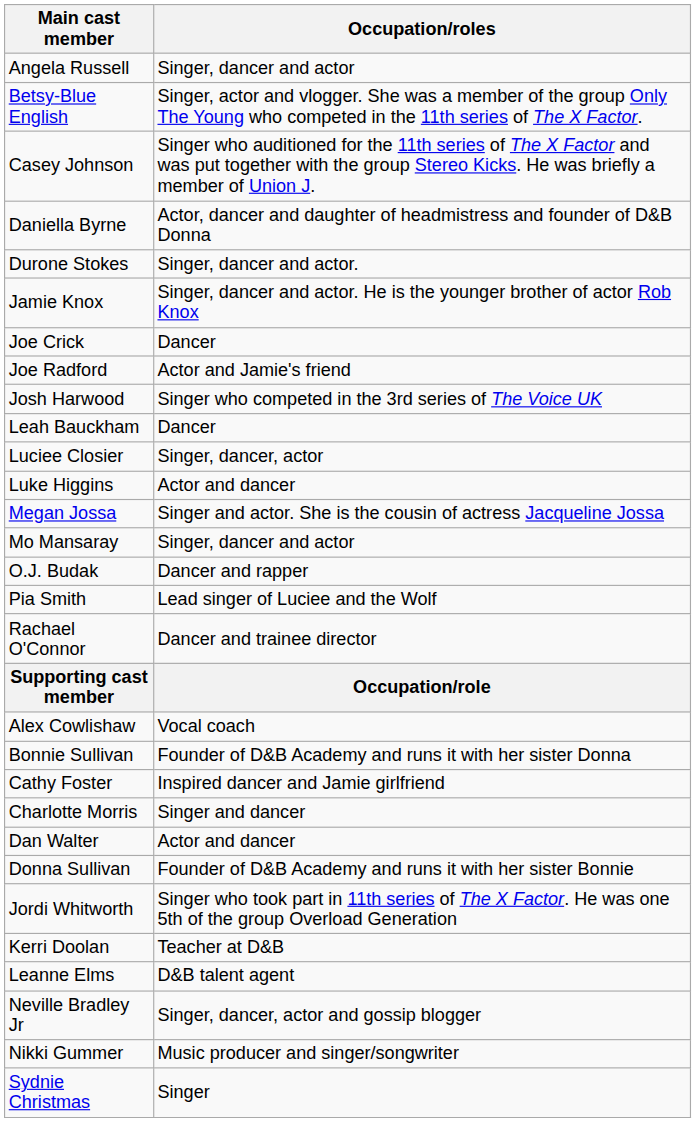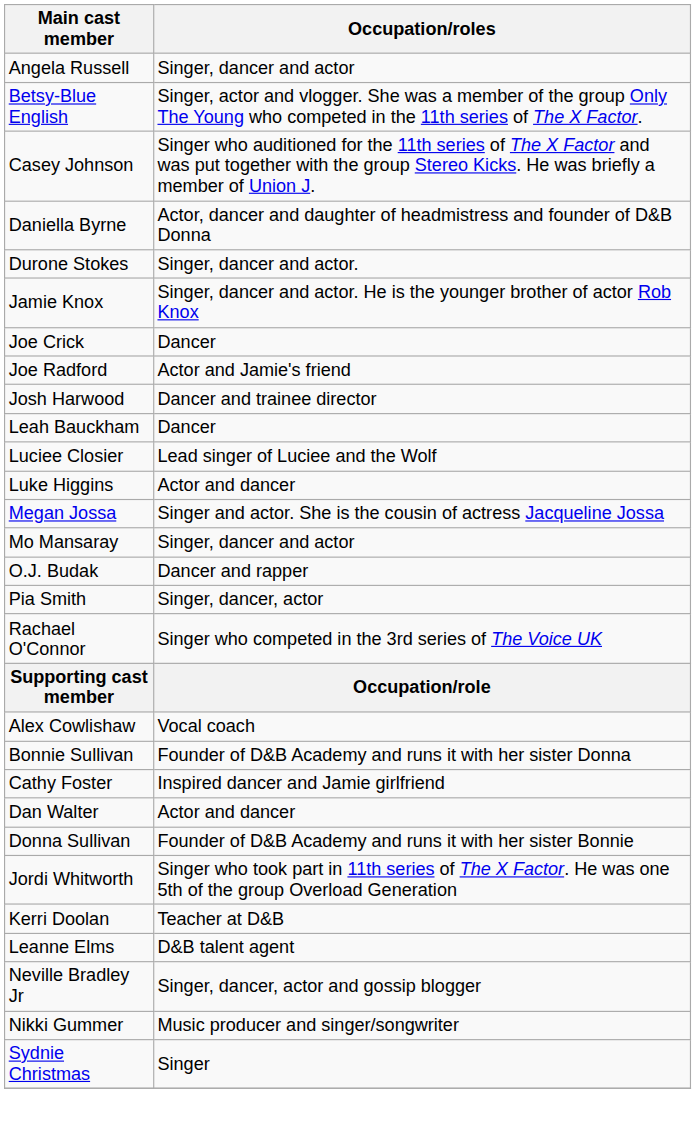(380, 398) Singer who competed in the 3rd series of The Voice UK -> (267, 398) Dancer and trainee director
(240, 456) Singer, dancer, actor -> (297, 456) Lead singer of Luciee and the Wolf
(297, 599) Lead singer of Luciee and the Wolf -> (240, 599) Singer, dancer, actor
(267, 638) Dancer and trainee director -> (380, 638) Singer who competed in the 3rd series of The Voice UK
- row: (73, 812)
